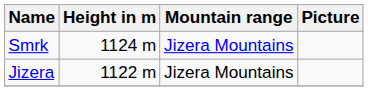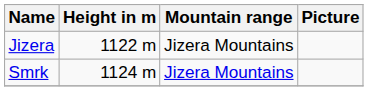rows swapped: (28, 45) <-> (31, 72)
